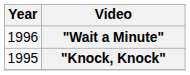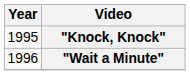rows swapped: (113, 59) <-> (113, 37)
